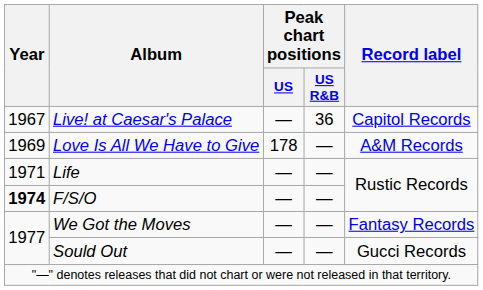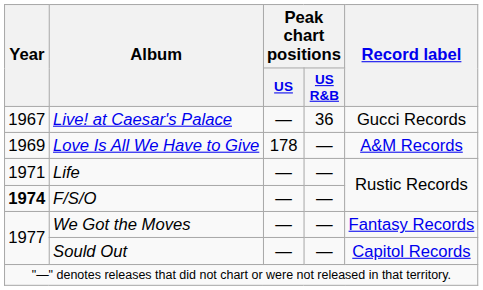(411, 119) Capitol Records -> (411, 119) Gucci Records
(411, 251) Gucci Records -> (411, 251) Capitol Records
